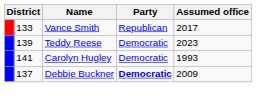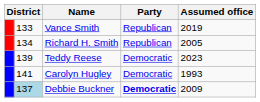(187, 27) 2017 -> (191, 27) 2019
+ row: (82, 43)
(25, 74) no background -> (25, 89) lightblue background
